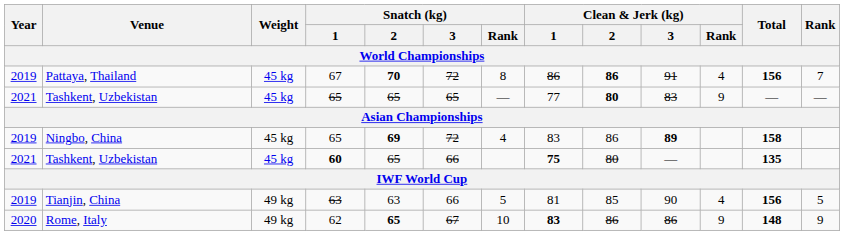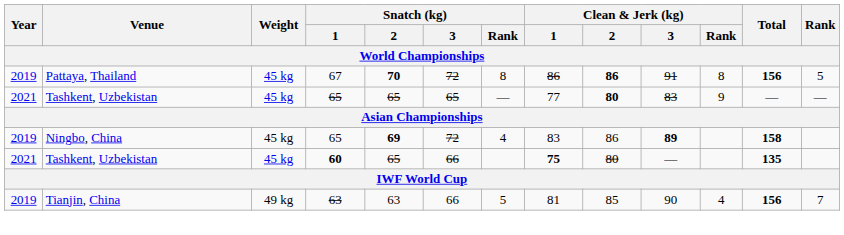(721, 76) 4 -> (721, 76) 8
(820, 76) 7 -> (820, 76) 5
(820, 199) 5 -> (820, 199) 7
- row: (76, 220)
